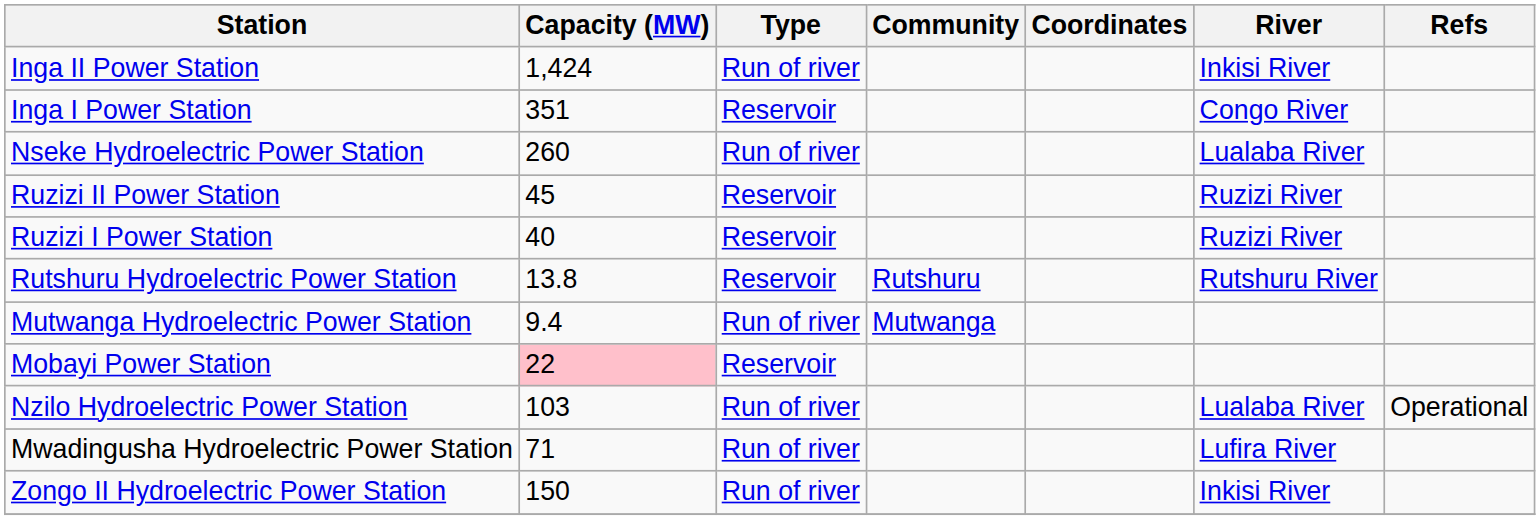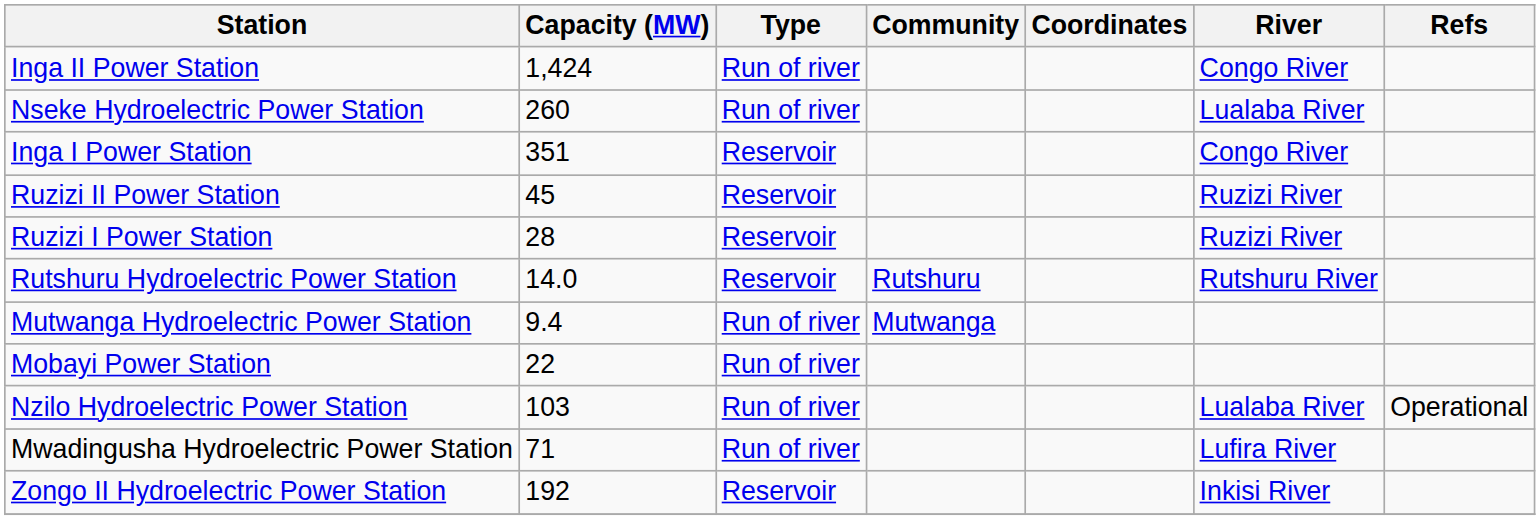(1265, 68) Inkisi River -> (1274, 68) Congo River
rows swapped: (131, 110) <-> (217, 152)
(540, 237) 40 -> (540, 237) 28
(551, 279) 13.8 -> (551, 279) 14.0
(540, 364) pink background -> (540, 364) no background
(779, 364) Reservoir -> (791, 364) Run of river
(548, 491) 150 -> (548, 491) 192
(791, 491) Run of river -> (779, 491) Reservoir
